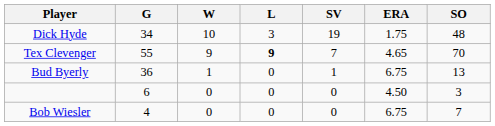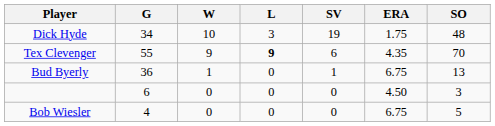(334, 53) 7 -> (334, 53) 6
(396, 53) 4.65 -> (396, 53) 4.35
(459, 111) 7 -> (459, 111) 5
